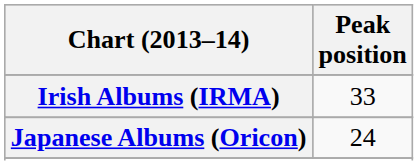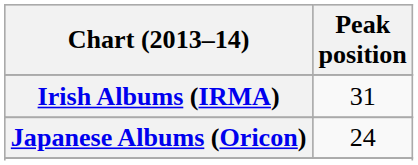(363, 95) 33 -> (363, 95) 31
